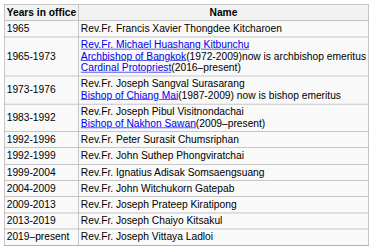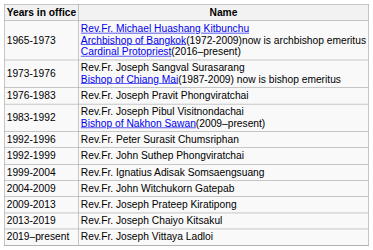- row: (181, 28)
+ row: (165, 95)
